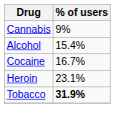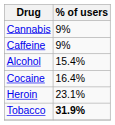+ row: (26, 45)
(70, 62) 16.7% -> (70, 78) 16.4%
